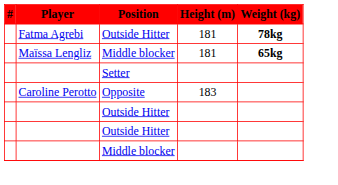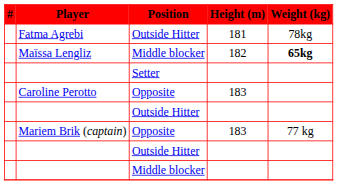(270, 33) bold -> (300, 33) normal
(208, 53) 181 -> (238, 53) 182
+ row: (72, 131)
